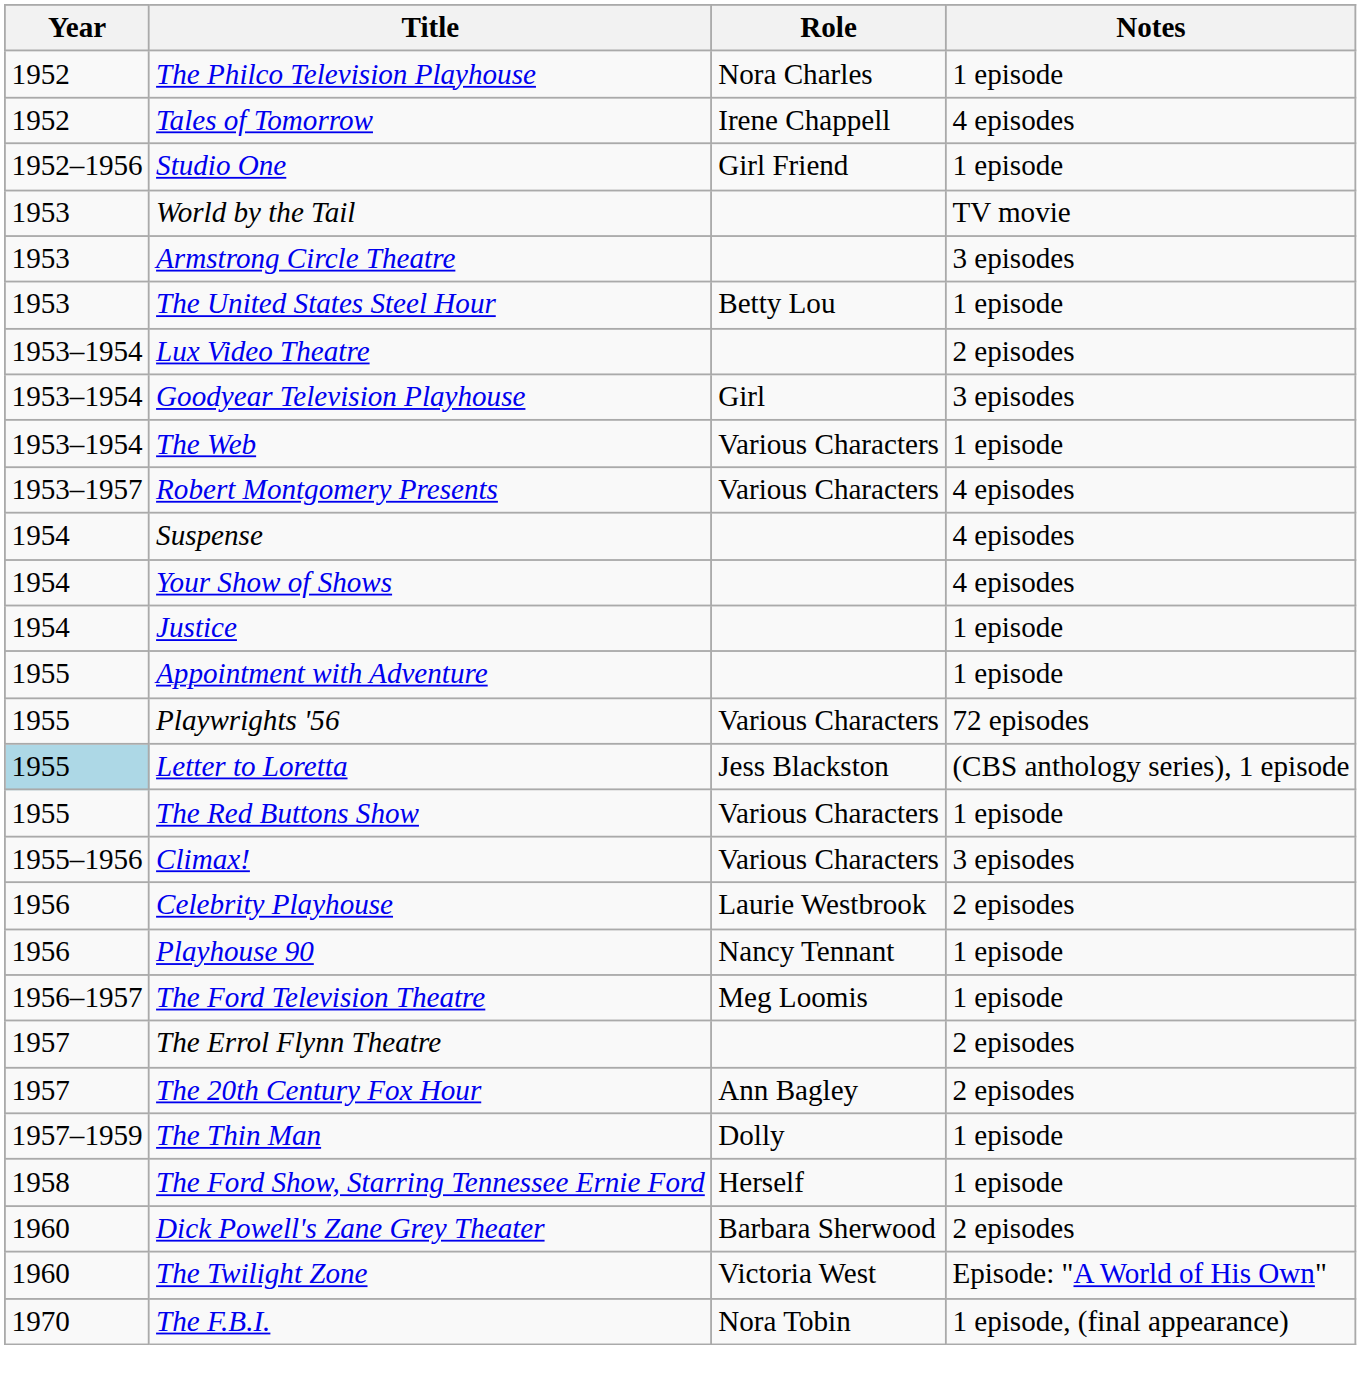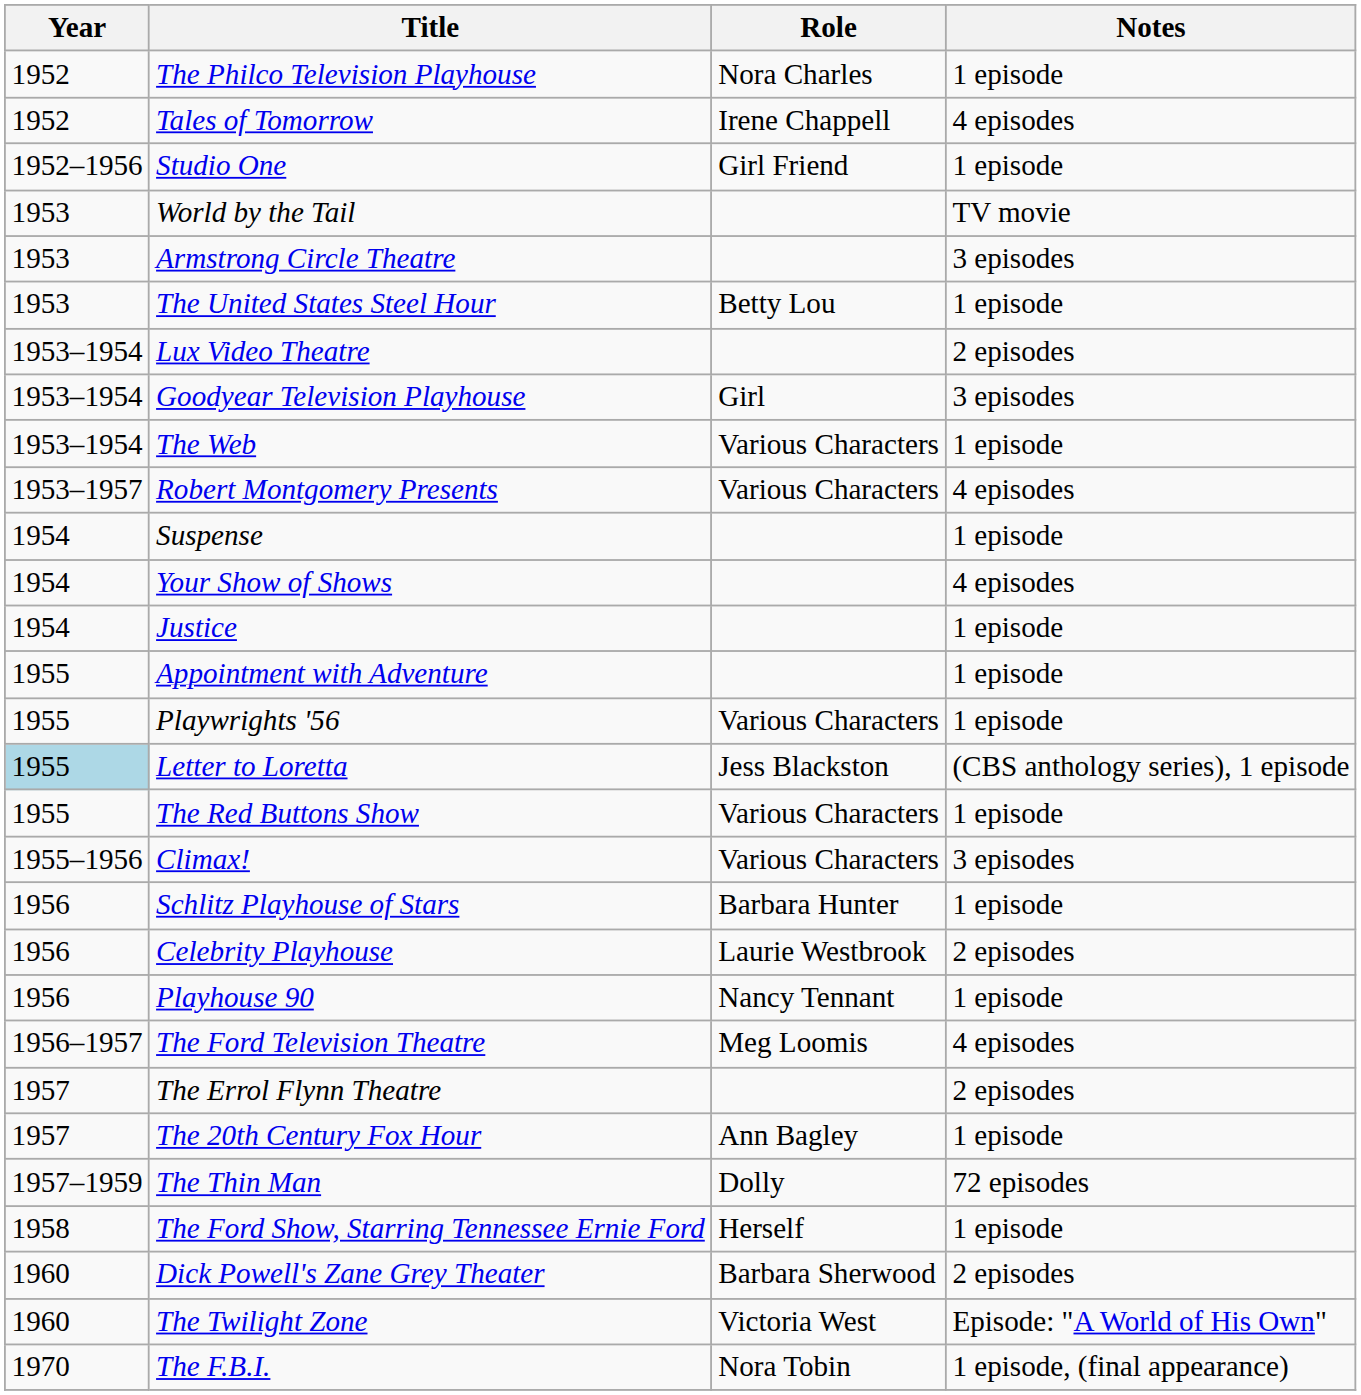(1013, 535) 4 episodes -> (1008, 535) 1 episode
(1021, 720) 72 episodes -> (1008, 720) 1 episode
+ row: (308, 905)
(1008, 997) 1 episode -> (1013, 1043) 4 episodes
(1013, 1089) 2 episodes -> (1008, 1135) 1 episode
(1008, 1135) 1 episode -> (1021, 1182) 72 episodes
